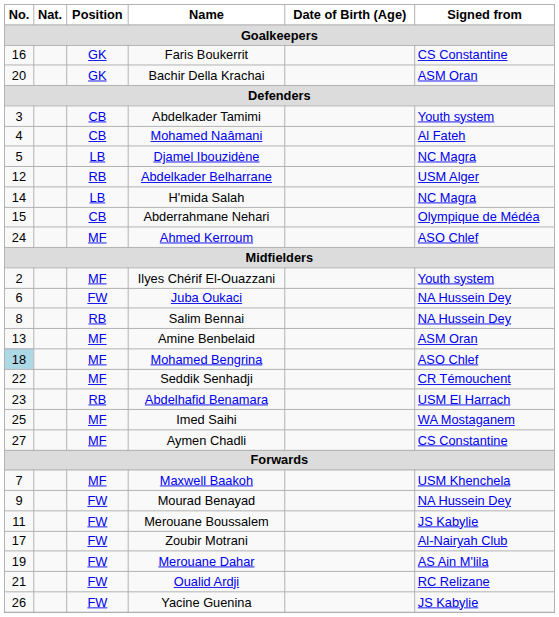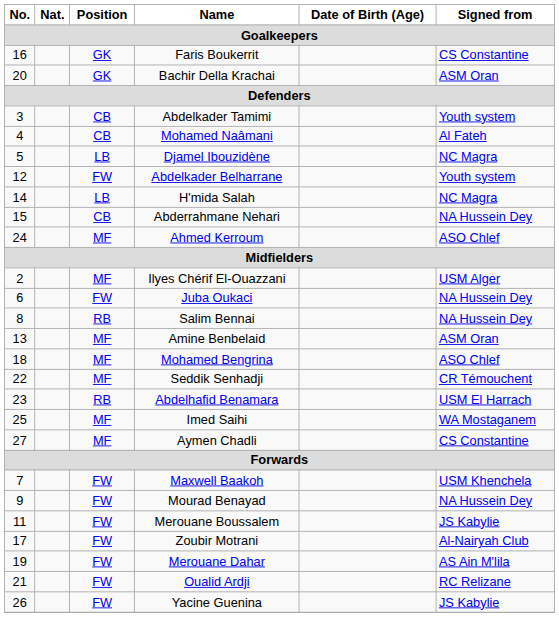(97, 177) RB -> (102, 177) FW
(448, 177) USM Alger -> (477, 177) Youth system
(479, 217) Olympique de Médéa -> (486, 217) NA Hussein Dey
(456, 278) Youth system -> (470, 278) USM Alger
(19, 359) lightblue background -> (20, 359) no background
(97, 481) MF -> (102, 481) FW
